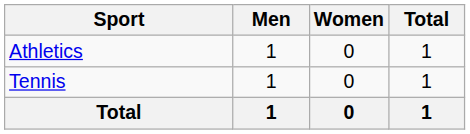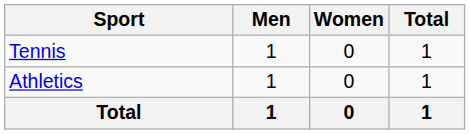rows swapped: (46, 50) <-> (37, 81)
